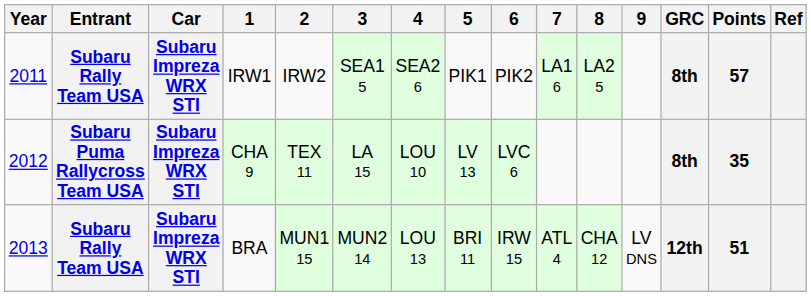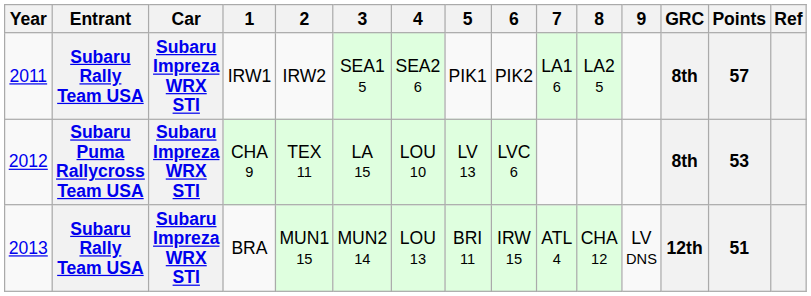(739, 162) 35 -> (739, 162) 53
